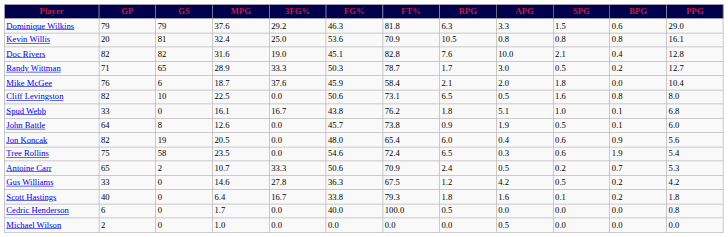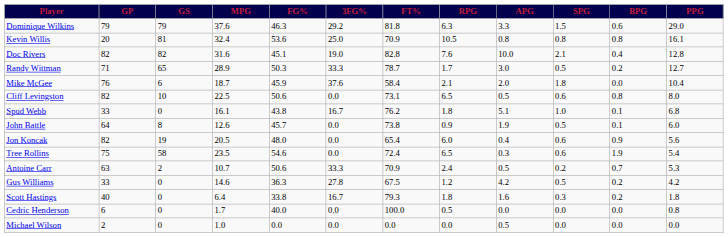columns swapped: (354, 12) <-> (298, 12)
(560, 97) 1.6 -> (560, 97) 0.6
(105, 168) 65 -> (105, 168) 63
(560, 197) 0.1 -> (560, 197) 0.3
